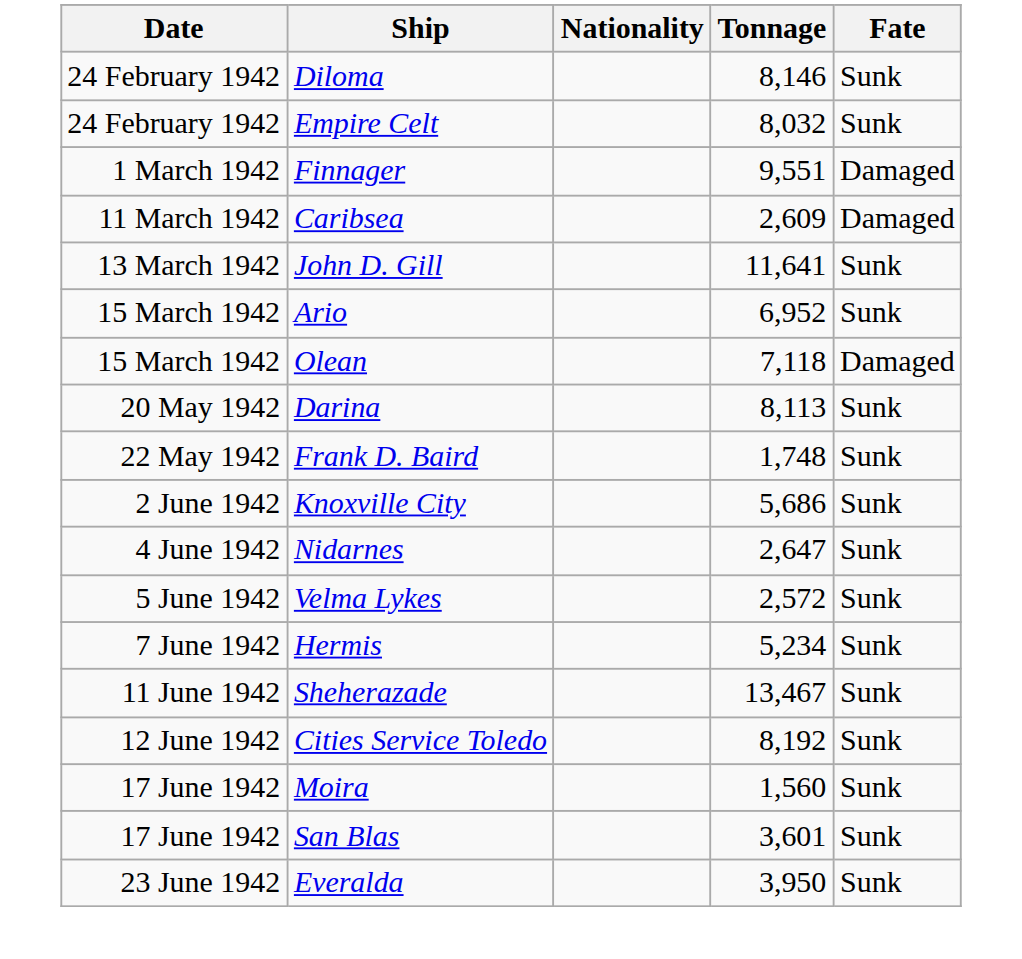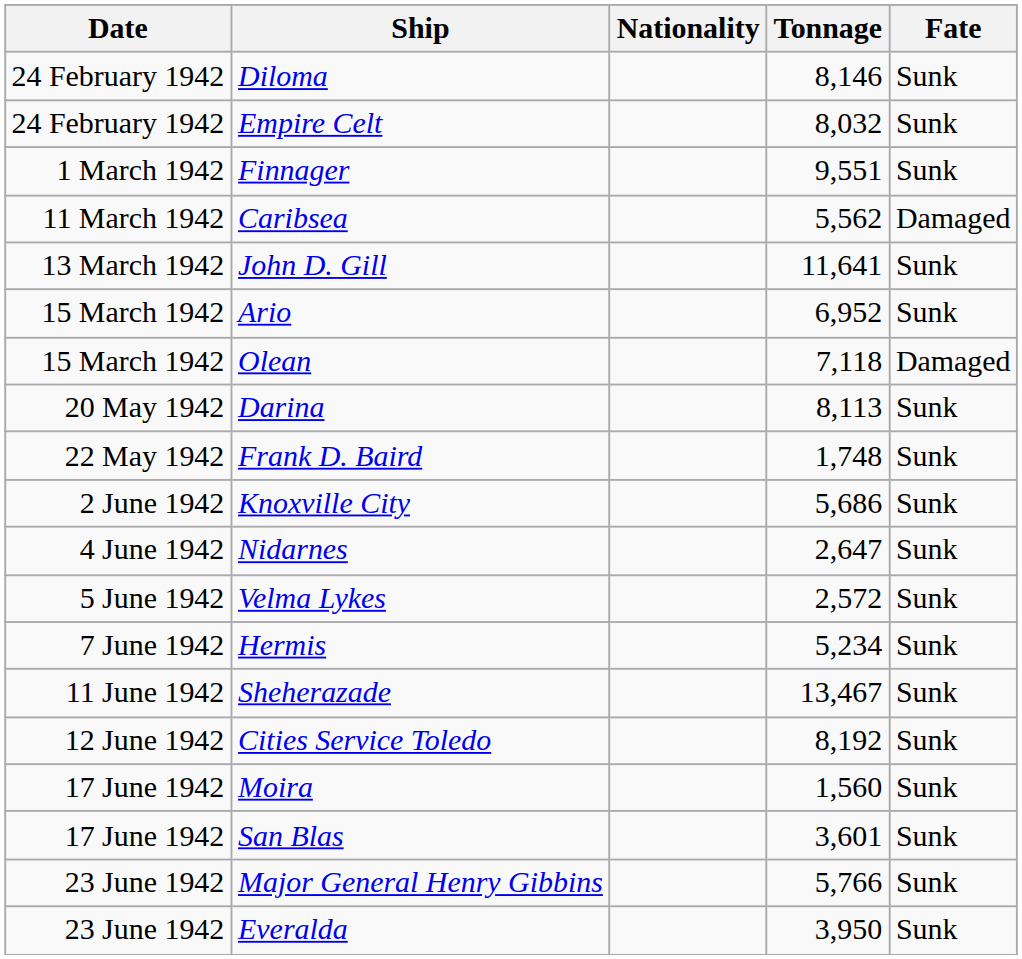(897, 170) Damaged -> (927, 170) Sunk
(793, 218) 2,609 -> (848, 218) 5,562
+ row: (420, 882)
